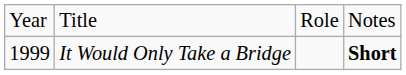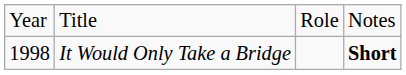(30, 52) 1999 -> (30, 52) 1998
